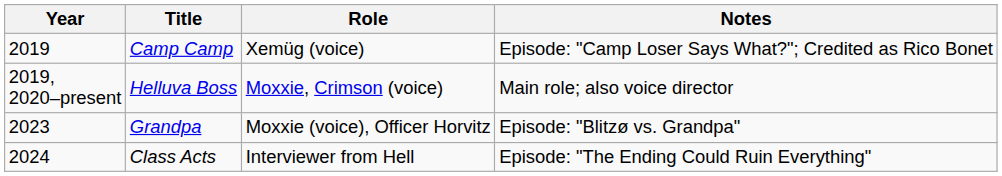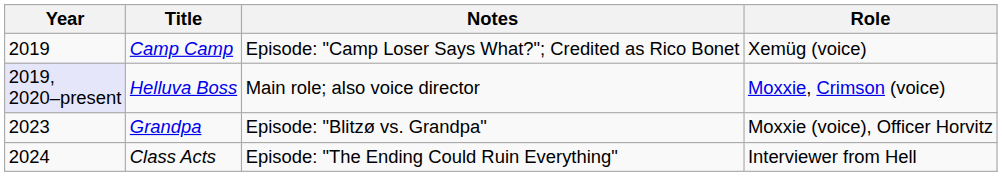columns swapped: (368, 19) <-> (746, 19)
(65, 87) no background -> (65, 87) lavender background
